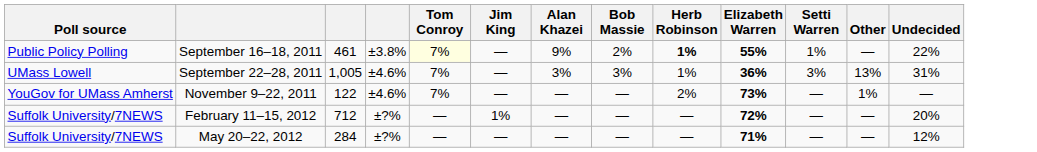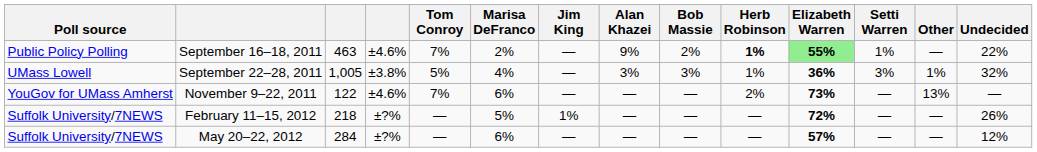+ column: (504, 22)
(345, 51) 461 -> (345, 51) 463
(387, 51) ±3.8% -> (387, 51) ±4.6%
(440, 51) lightyellow background -> (440, 51) no background
(753, 51) no background -> (822, 51) lightgreen background
(387, 72) ±4.6% -> (387, 72) ±3.8%
(440, 72) 7% -> (440, 72) 5%
(868, 72) 13% -> (936, 72) 1%
(926, 72) 31% -> (994, 72) 32%
(868, 94) 1% -> (936, 94) 13%
(345, 115) 712 -> (345, 115) 218
(926, 115) 20% -> (994, 115) 26%
(753, 136) 71% -> (822, 136) 57%
